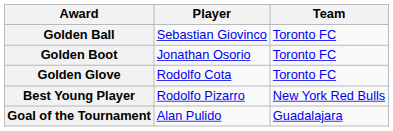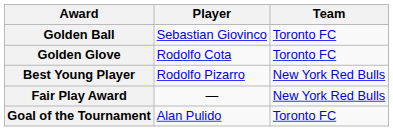- row: (79, 55)
+ row: (79, 95)
(308, 116) Guadalajara -> (305, 116) Toronto FC
